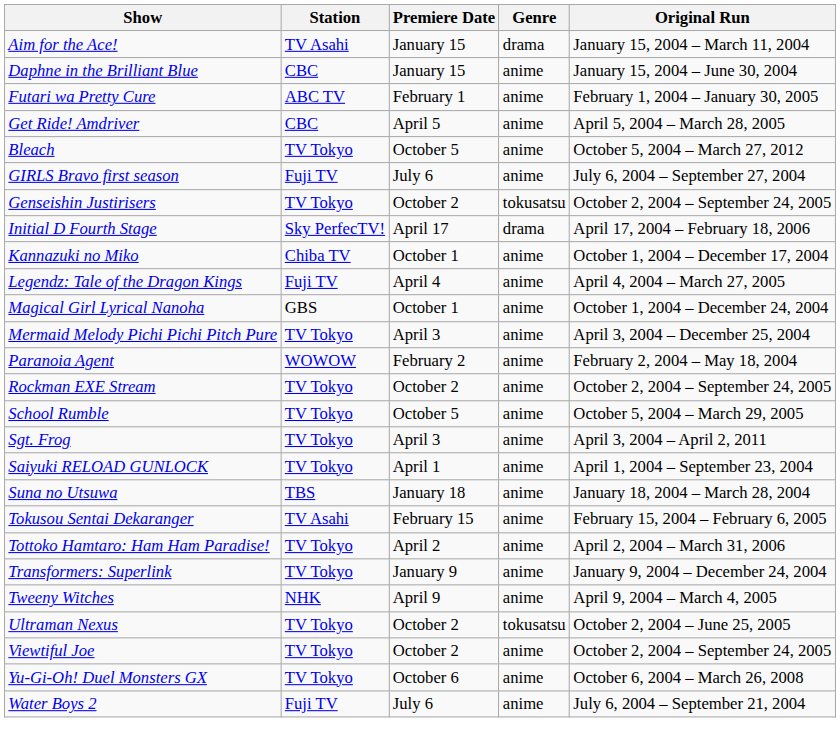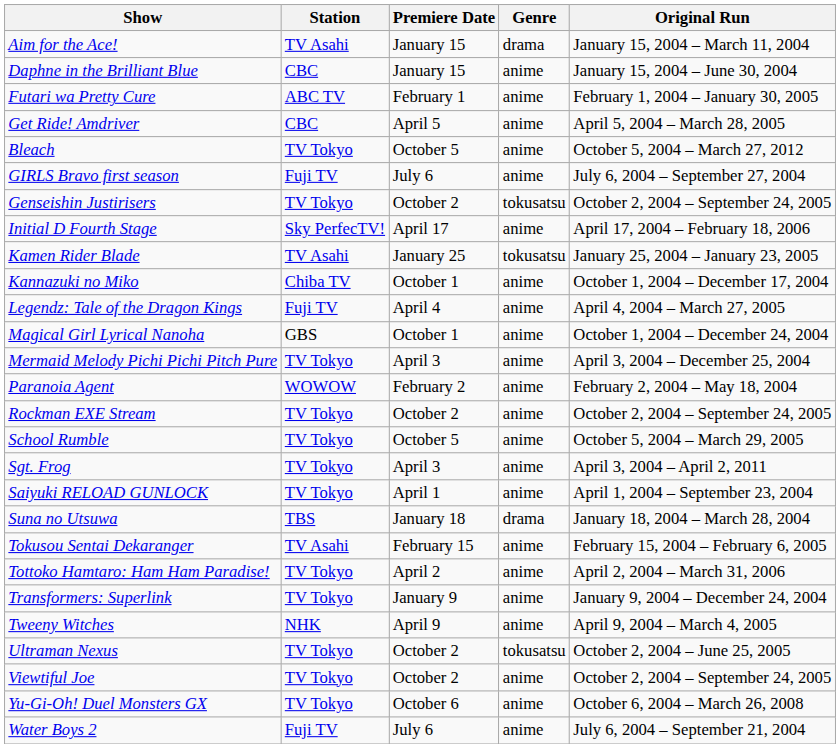(524, 228) drama -> (523, 228) anime
+ row: (74, 255)
(523, 492) anime -> (524, 519) drama
